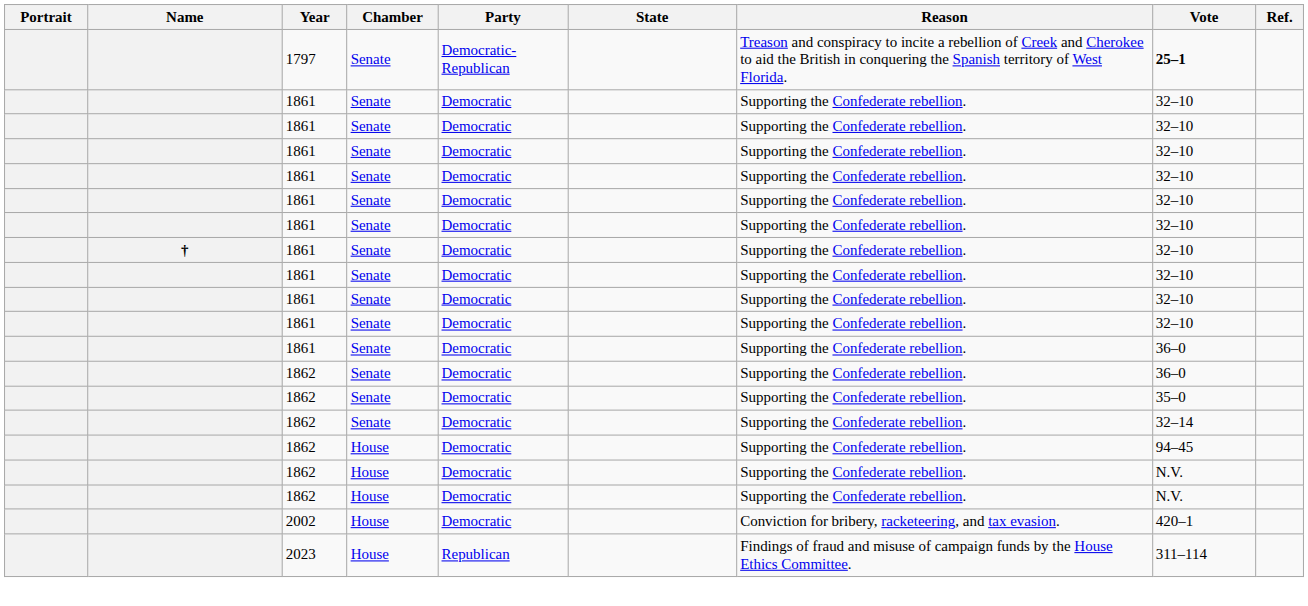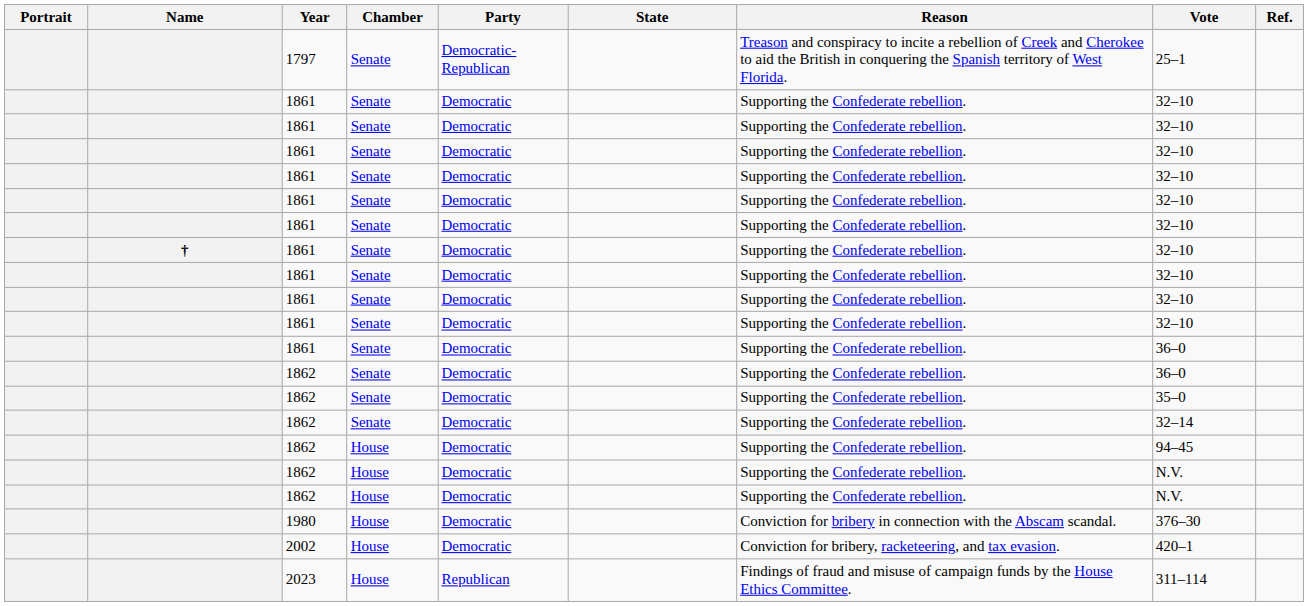(1171, 59) bold -> (1171, 59) normal
+ row: (185, 522)
